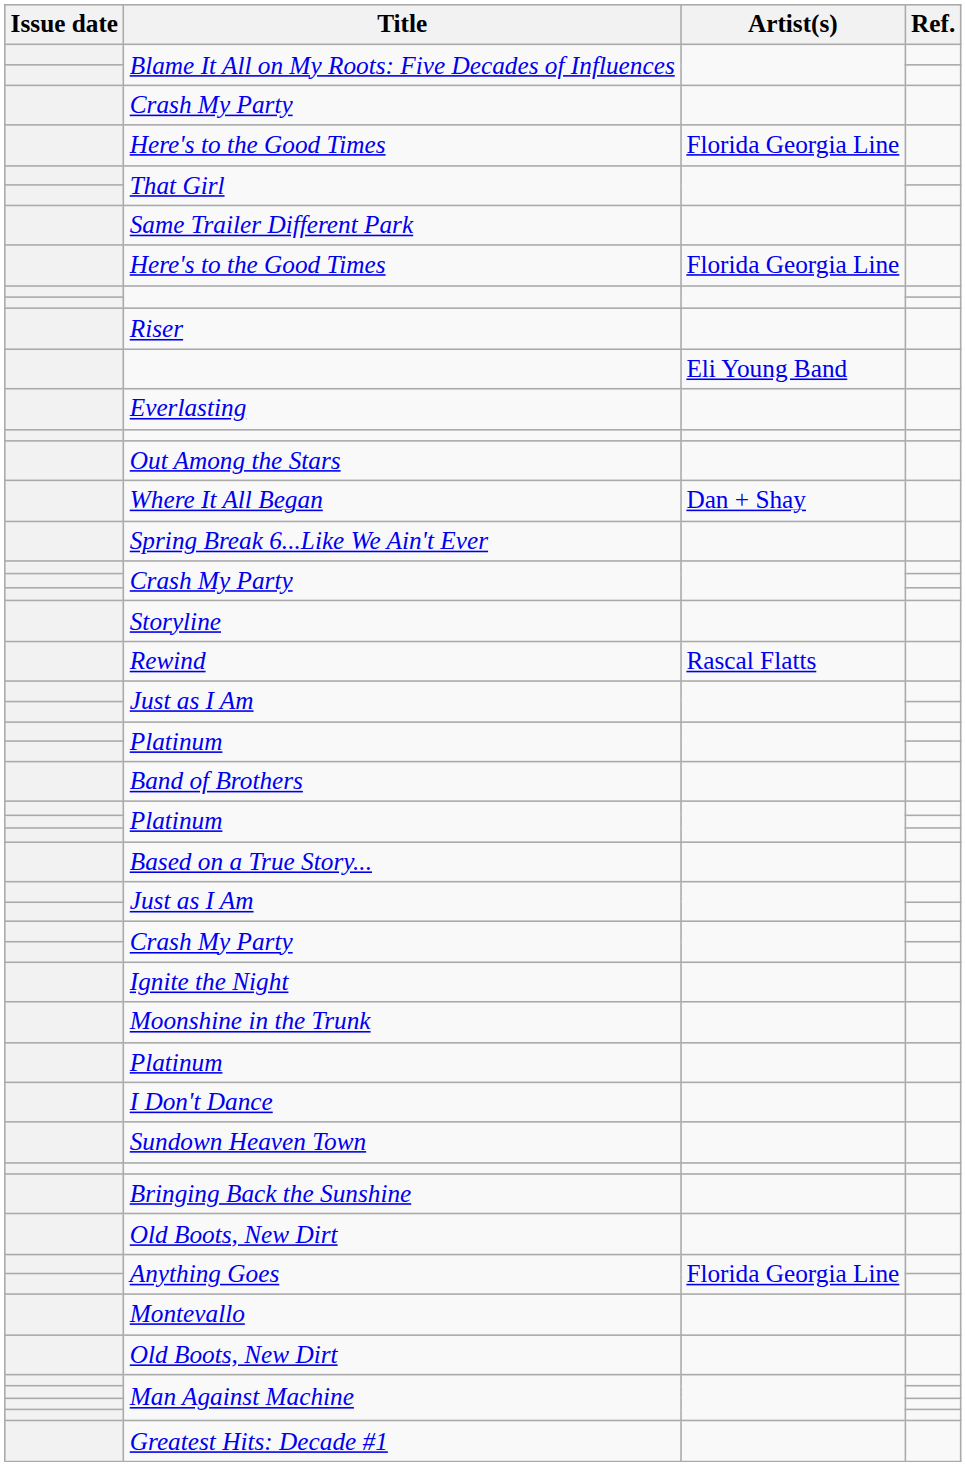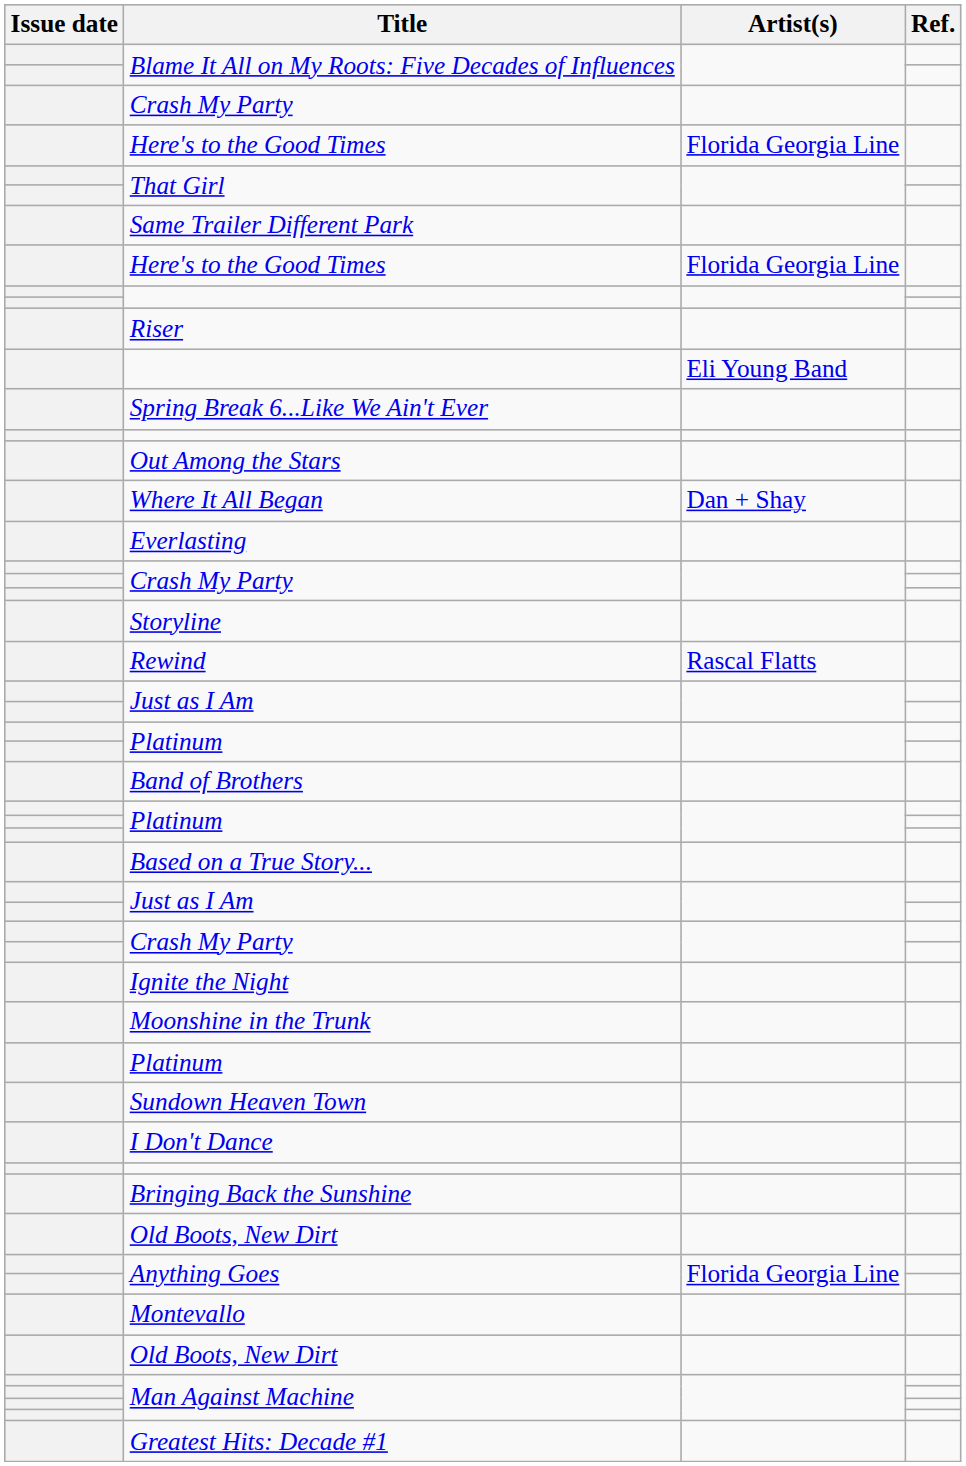rows swapped: (309, 540) <-> (188, 408)
rows swapped: (201, 1101) <-> (248, 1142)
